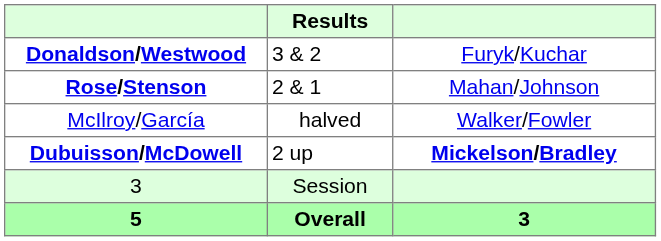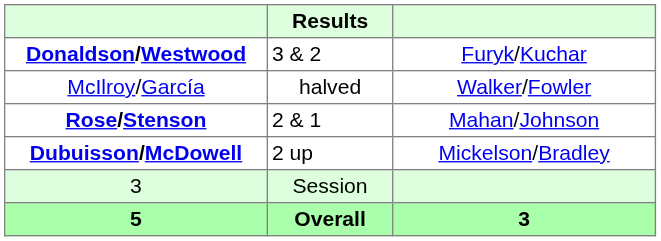rows swapped: (136, 87) <-> (136, 120)
(524, 152) bold -> (524, 152) normal
